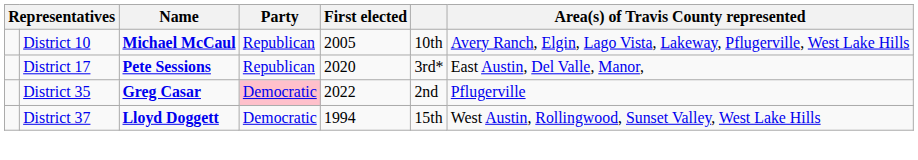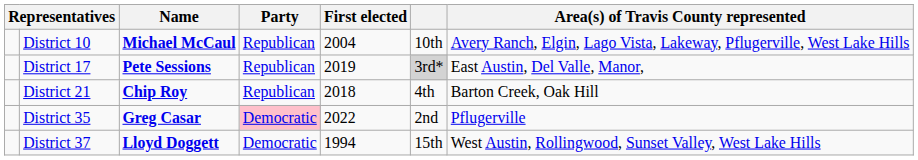(340, 42) 2005 -> (340, 42) 2004
(340, 67) 2020 -> (340, 67) 2019
(429, 67) no background -> (429, 67) lightgrey background
+ row: (57, 92)
